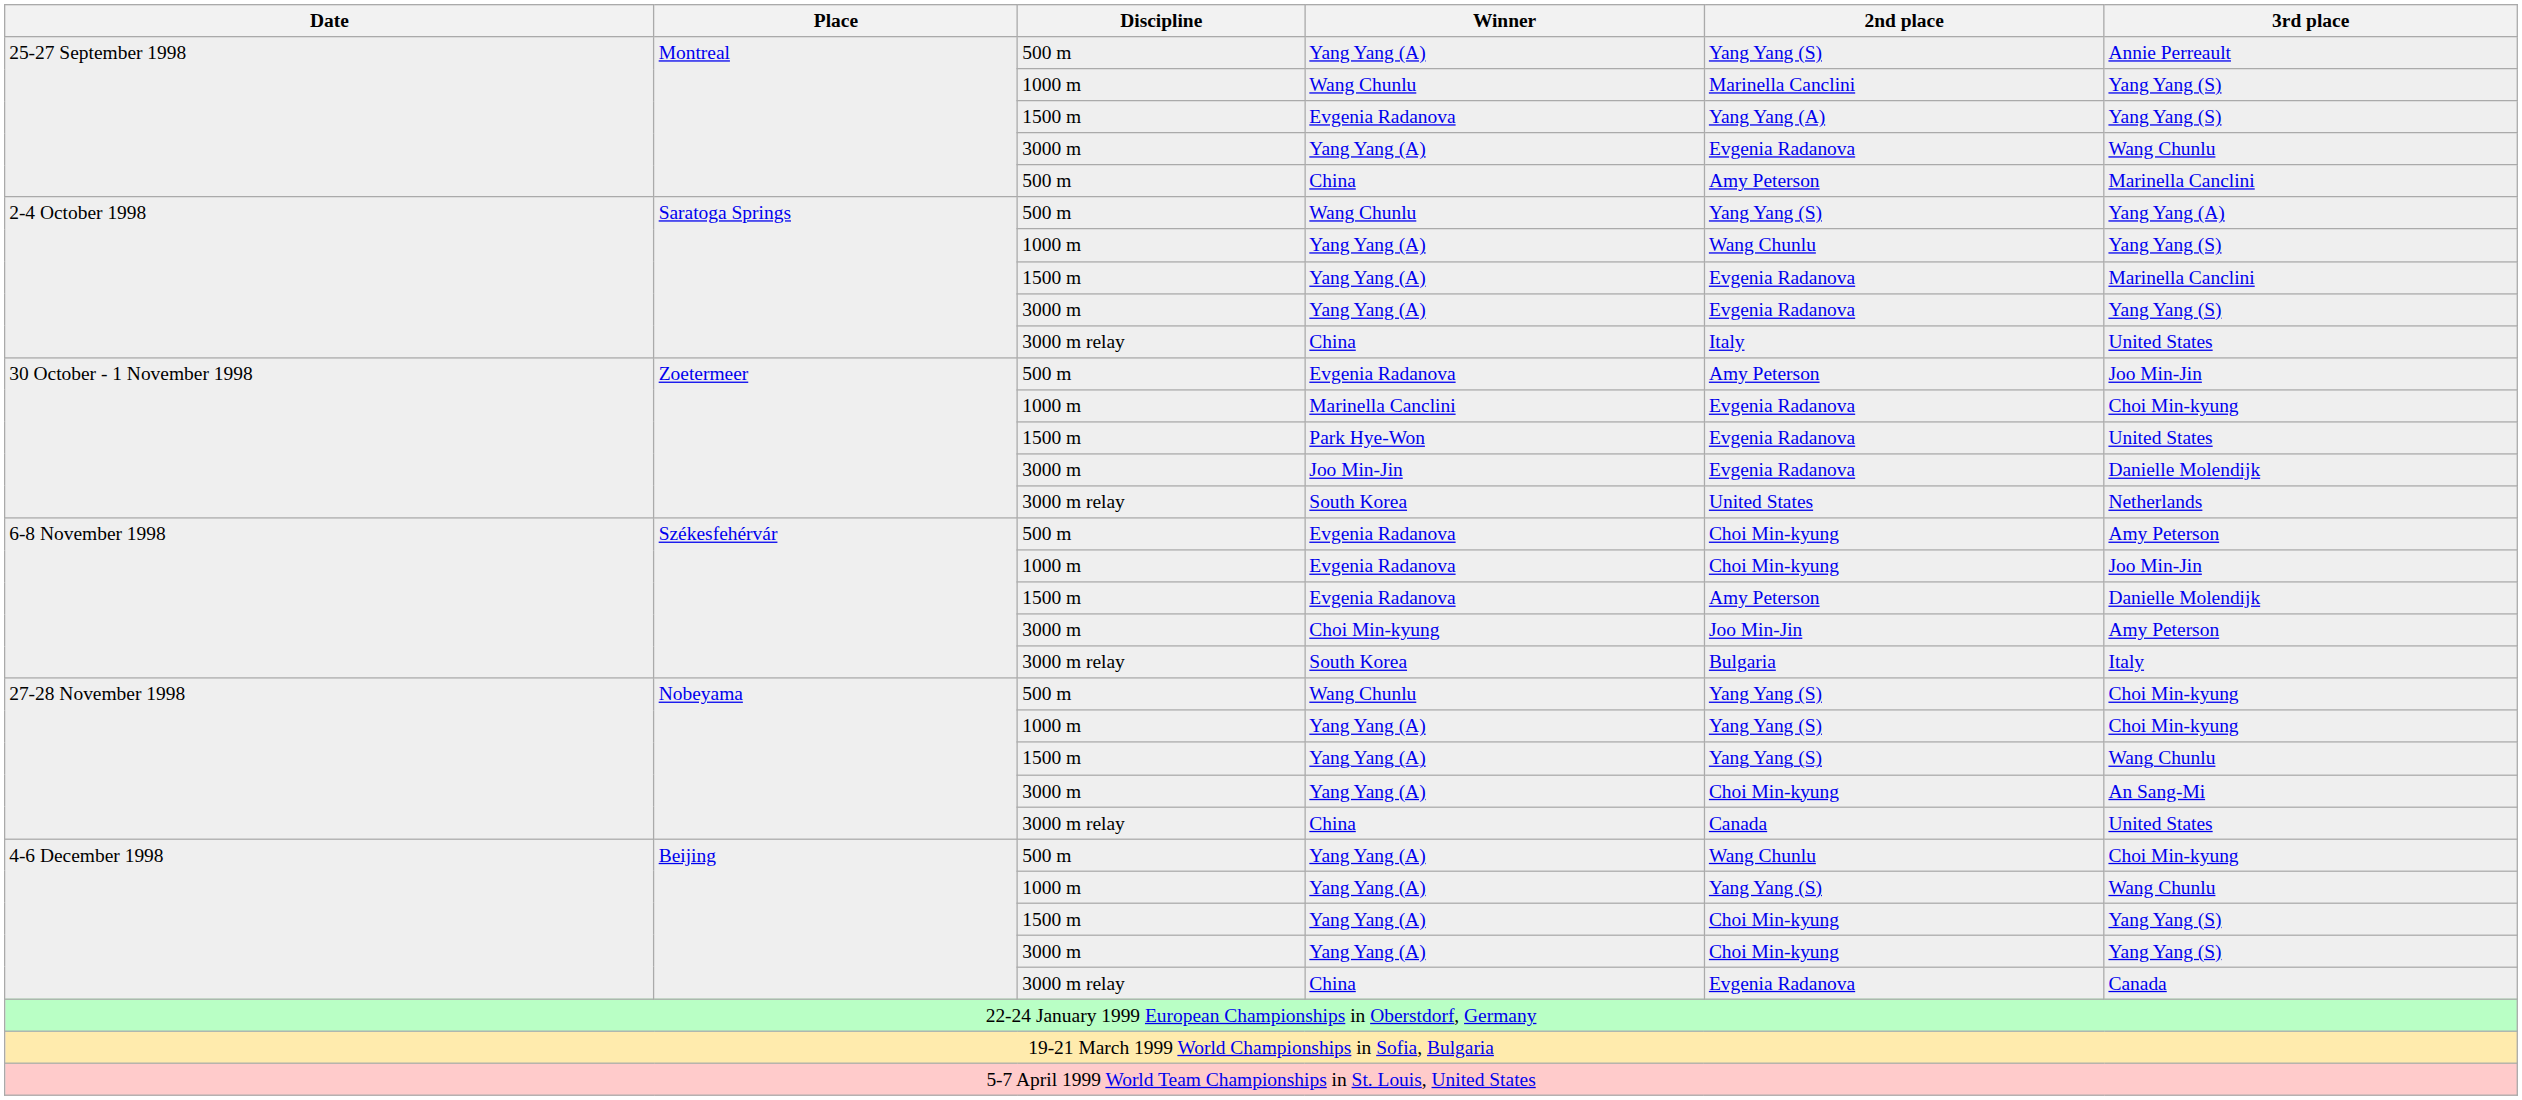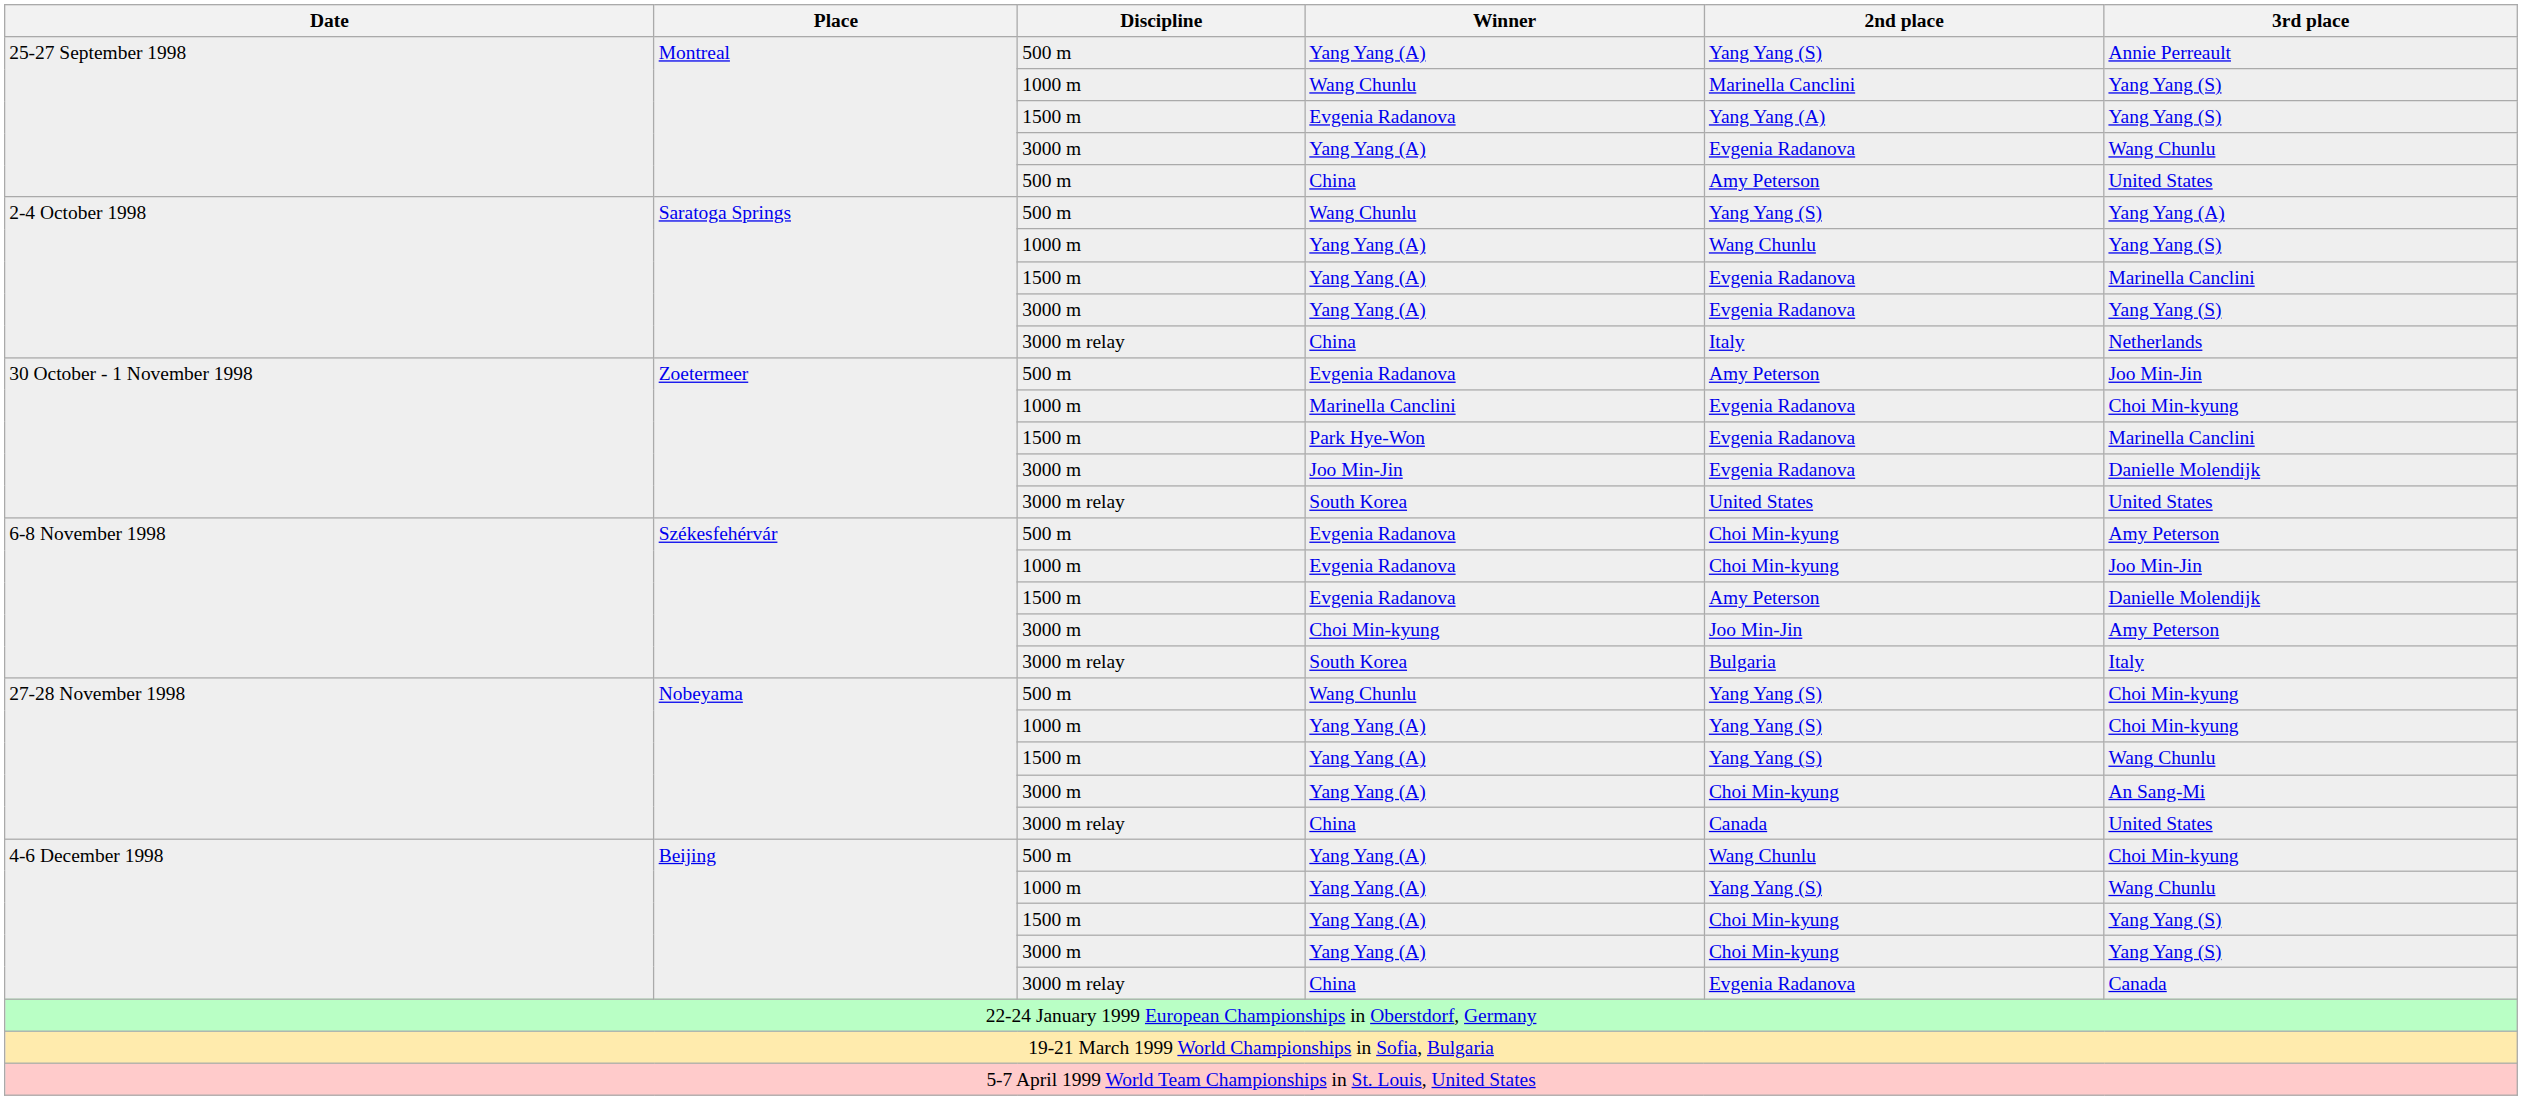(2182, 180) Marinella Canclini -> (2161, 180) United States
(2161, 341) United States -> (2155, 341) Netherlands
(2161, 437) United States -> (2182, 437) Marinella Canclini
(2155, 501) Netherlands -> (2161, 501) United States
